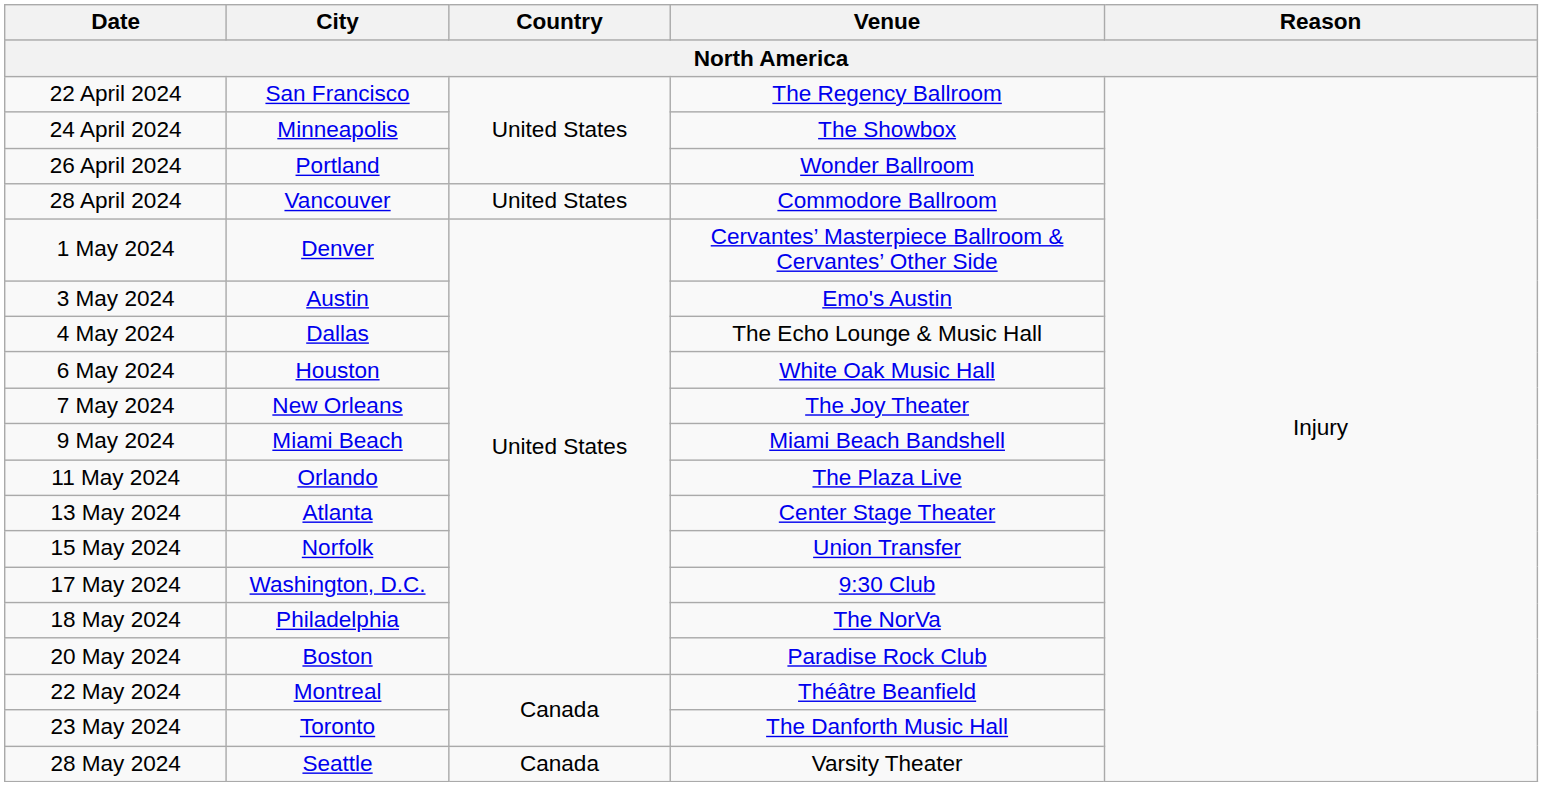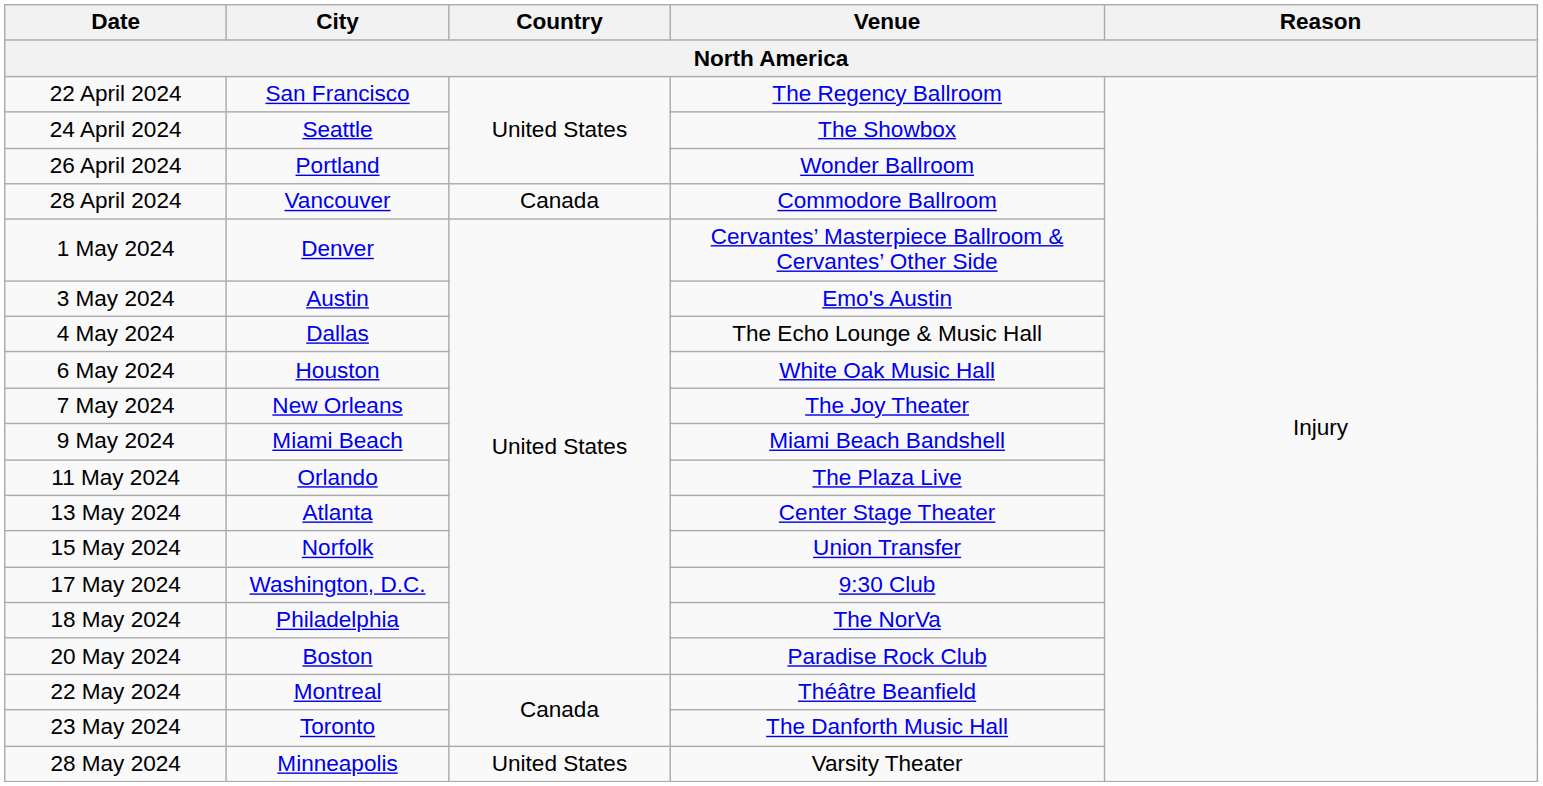(338, 129) Minneapolis -> (338, 129) Seattle
(559, 201) United States -> (559, 201) Canada
(338, 763) Seattle -> (338, 763) Minneapolis
(559, 763) Canada -> (559, 763) United States
